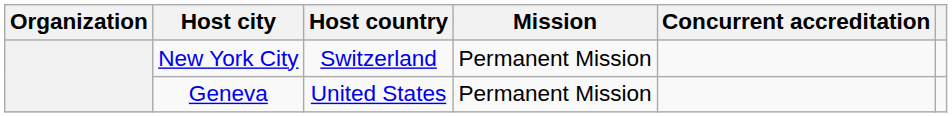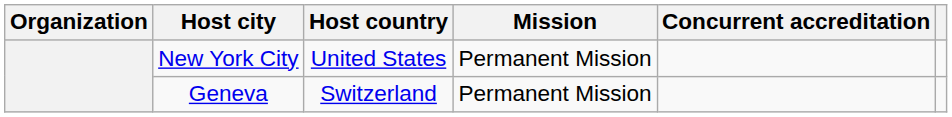(379, 58) Switzerland -> (379, 58) United States
(379, 93) United States -> (379, 93) Switzerland
